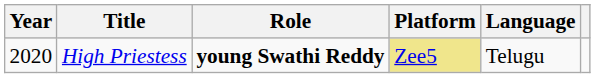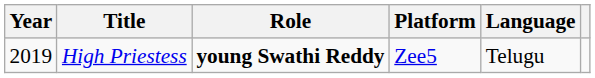(31, 55) 2020 -> (31, 55) 2019
(416, 55) khaki background -> (416, 55) no background
